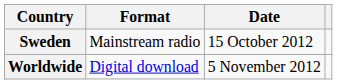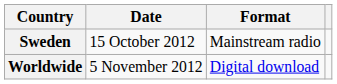columns swapped: (264, 16) <-> (145, 16)
